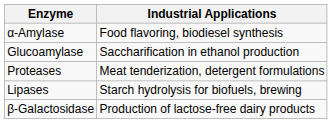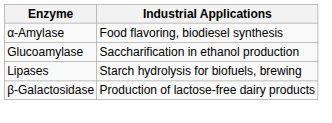- row: (34, 71)
